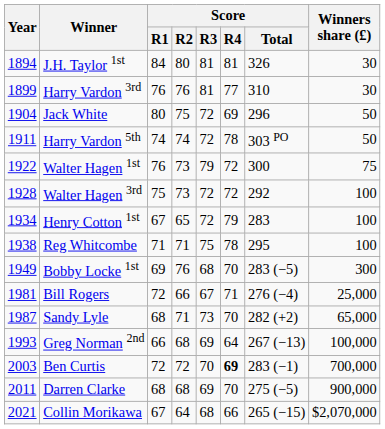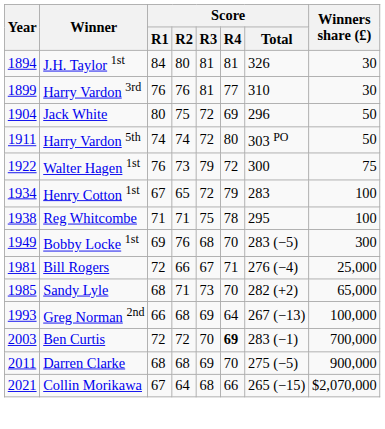(231, 139) 78 -> (231, 139) 80
- row: (93, 193)
(22, 317) 1987 -> (22, 290) 1985
